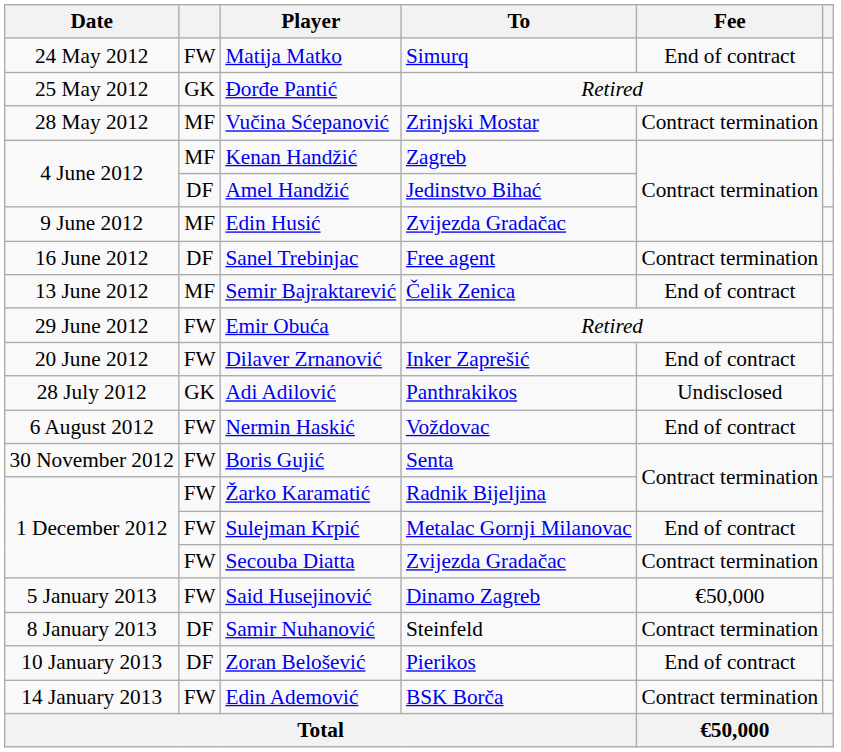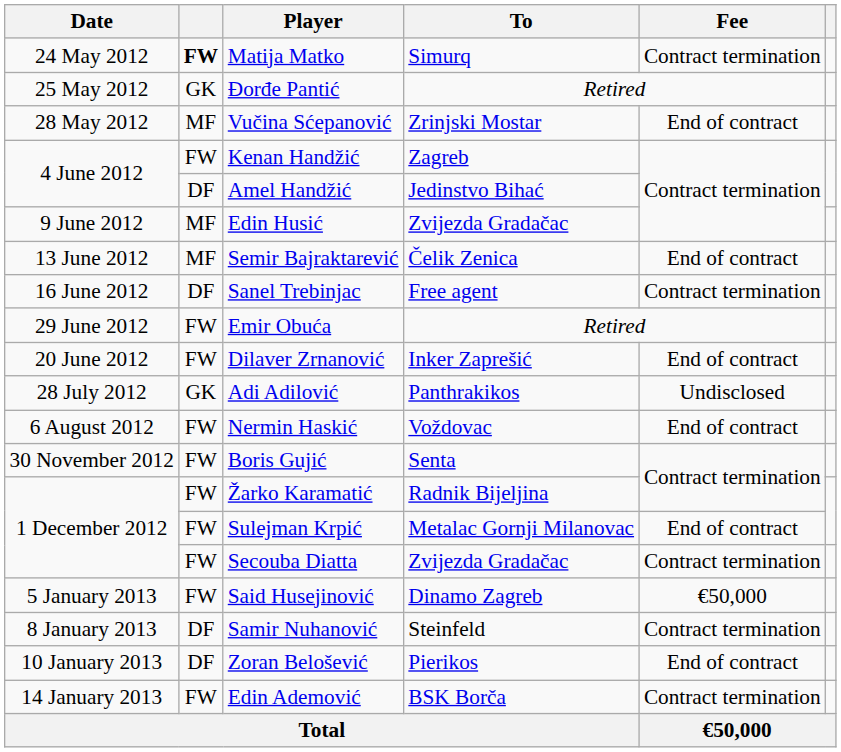(200, 55) normal -> (201, 55) bold
(730, 55) End of contract -> (732, 55) Contract termination
(730, 122) Contract termination -> (732, 122) End of contract
(200, 156) MF -> (201, 156) FW
rows swapped: (311, 291) <-> (292, 257)
